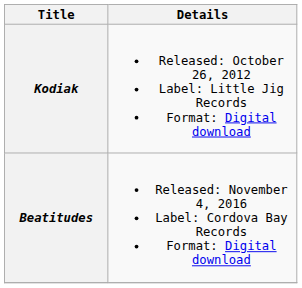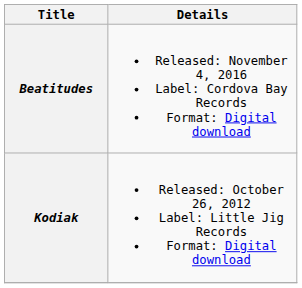rows swapped: (56, 89) <-> (56, 218)
